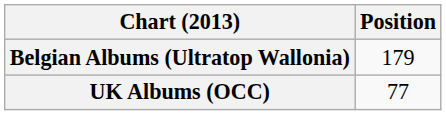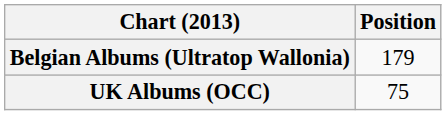(398, 92) 77 -> (398, 92) 75
